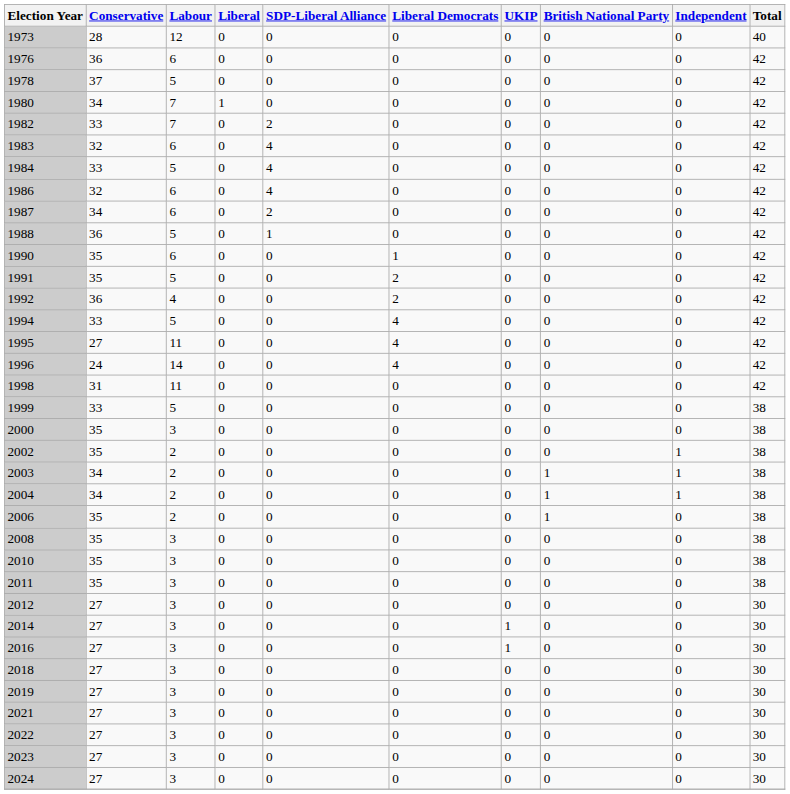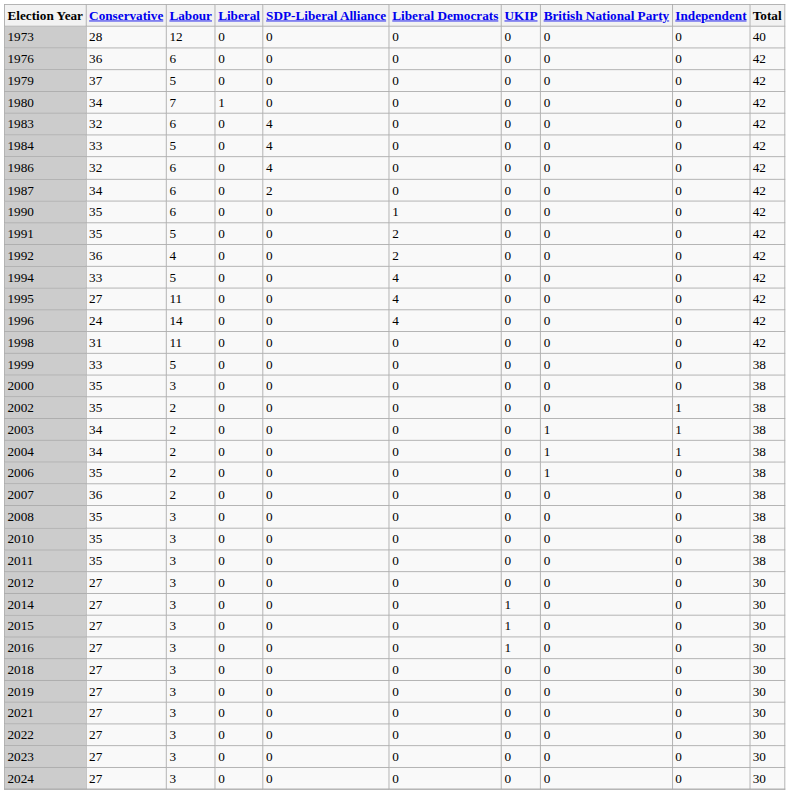- row: (21, 81)
+ row: (21, 81)
- row: (21, 124)
- row: (21, 233)
+ row: (21, 495)
+ row: (21, 626)
